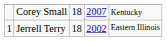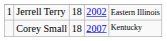rows swapped: (41, 28) <-> (42, 12)
